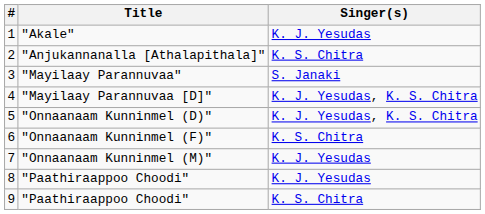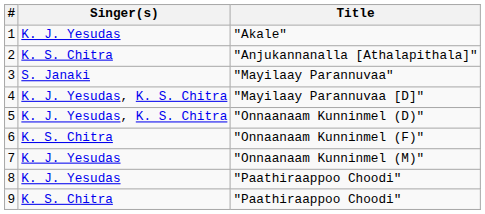columns swapped: (143, 15) <-> (375, 15)
